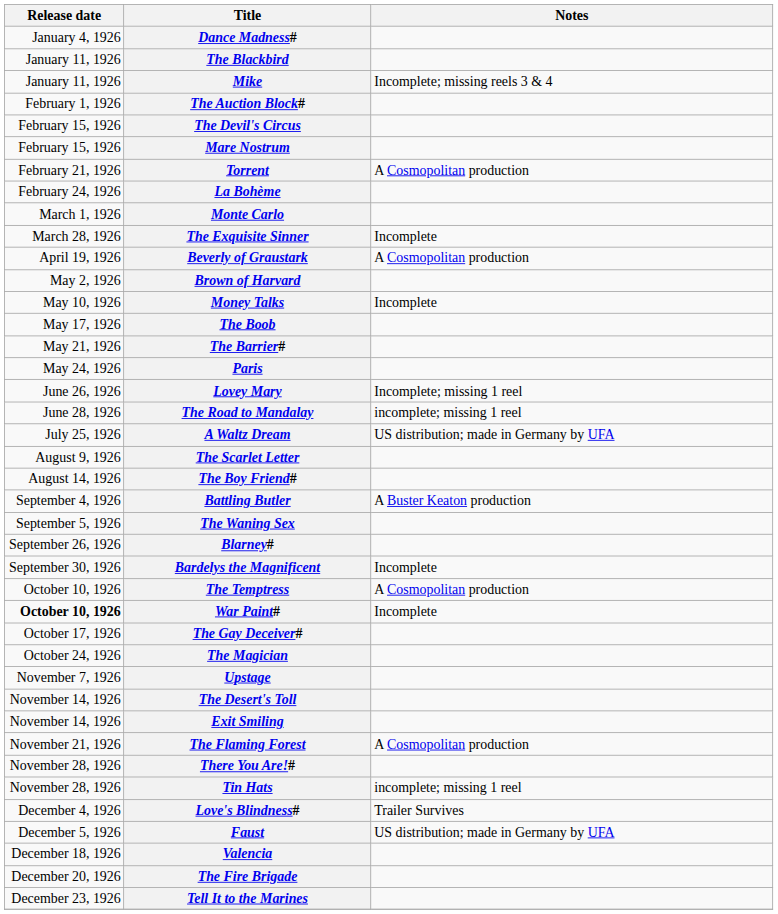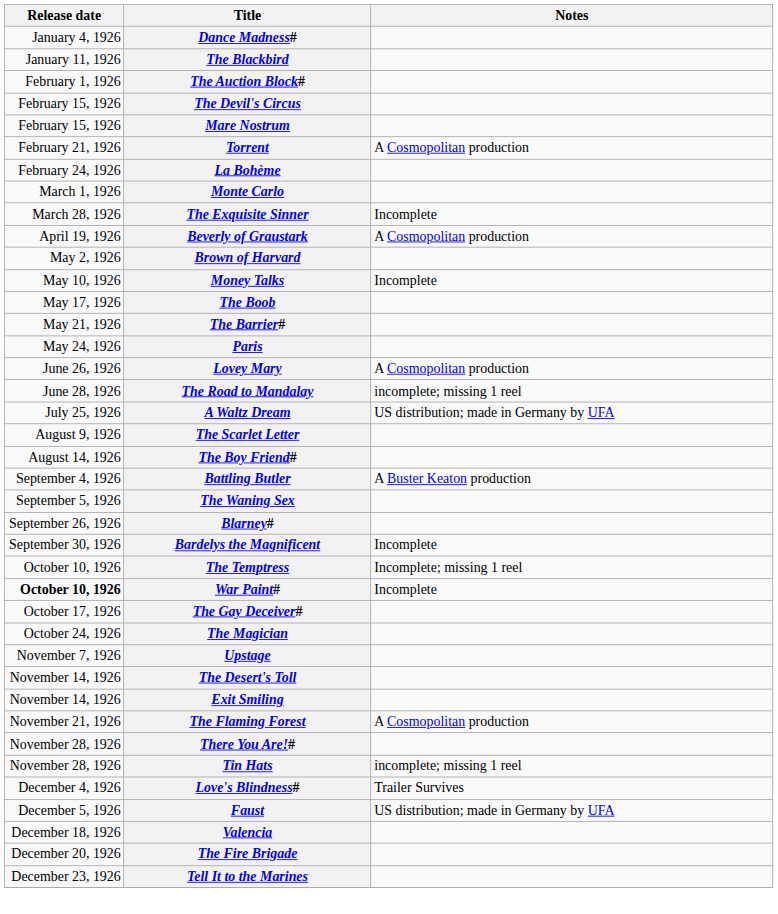- row: (248, 81)
(448, 390) Incomplete; missing 1 reel -> (452, 368) A Cosmopolitan production
(452, 589) A Cosmopolitan production -> (448, 567) Incomplete; missing 1 reel
